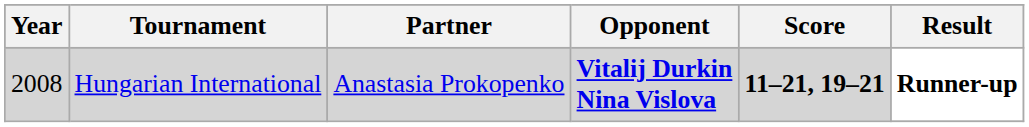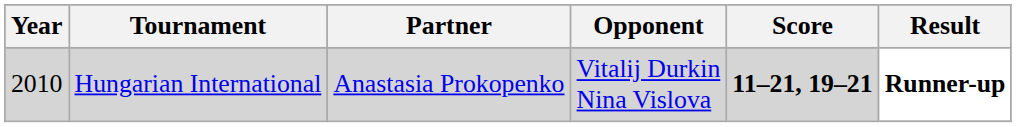(37, 83) 2008 -> (37, 83) 2010
(654, 83) bold -> (648, 83) normal
